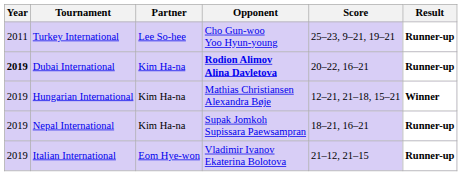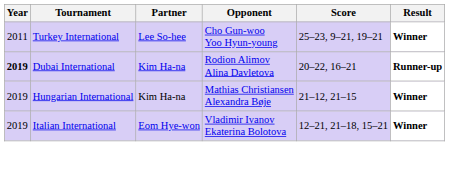(430, 37) Runner-up -> (410, 37) Winner
(241, 66) bold -> (239, 66) normal
(356, 96) 12–21, 21–18, 15–21 -> (328, 96) 21–12, 21–15
- row: (73, 126)
(340, 156) 21–12, 21–15 -> (343, 126) 12–21, 21–18, 15–21
(430, 156) Runner-up -> (410, 126) Winner
